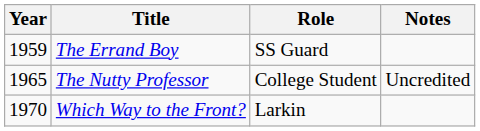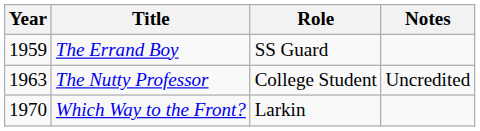(28, 79) 1965 -> (28, 79) 1963
